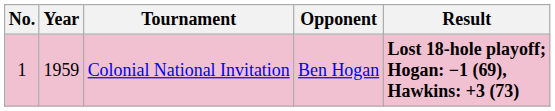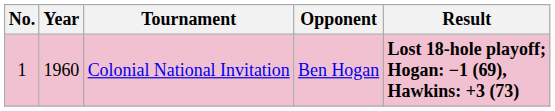(61, 70) 1959 -> (61, 70) 1960
